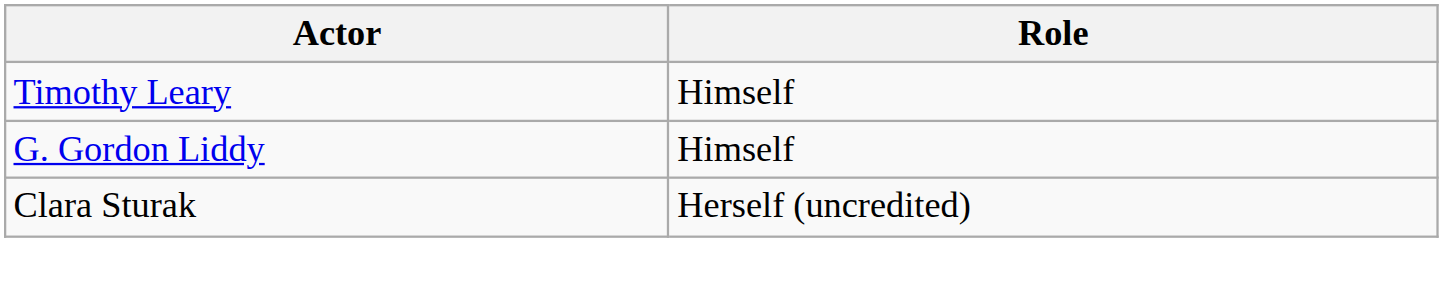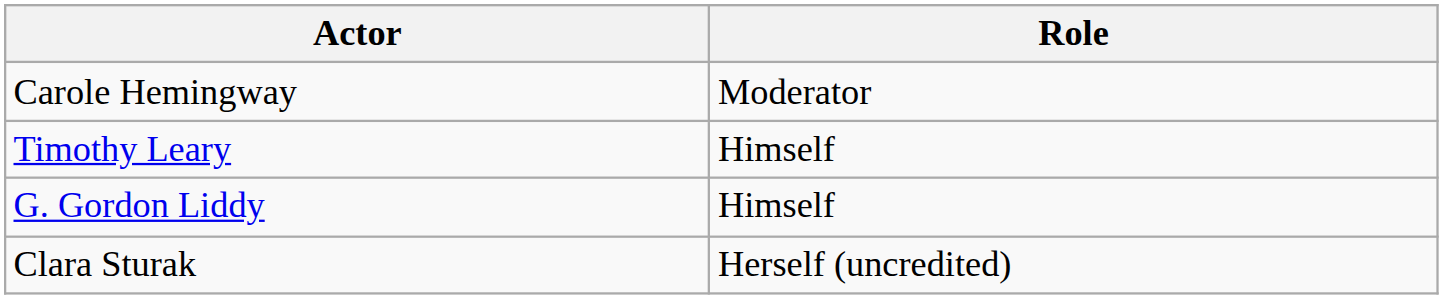+ row: (155, 90)
